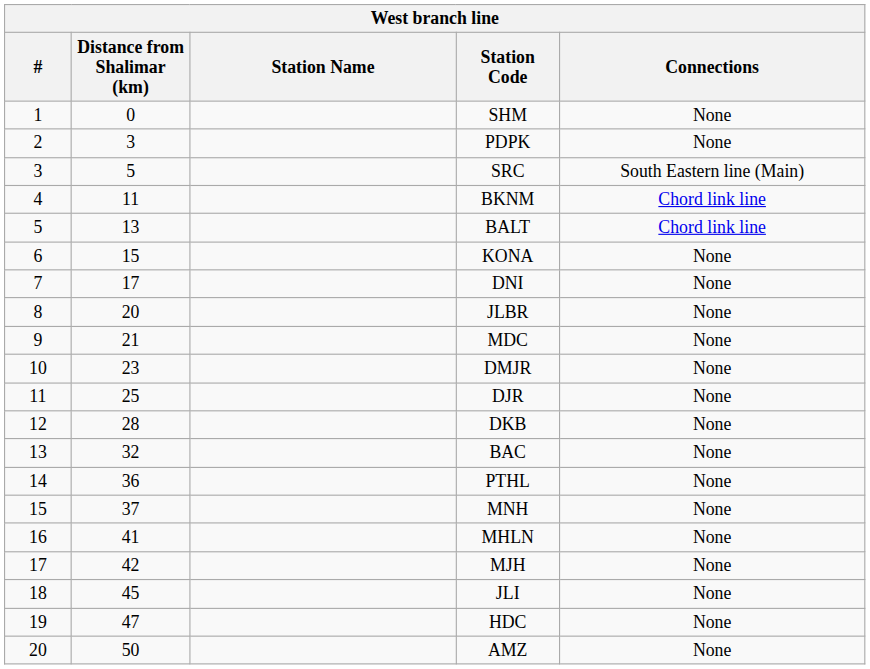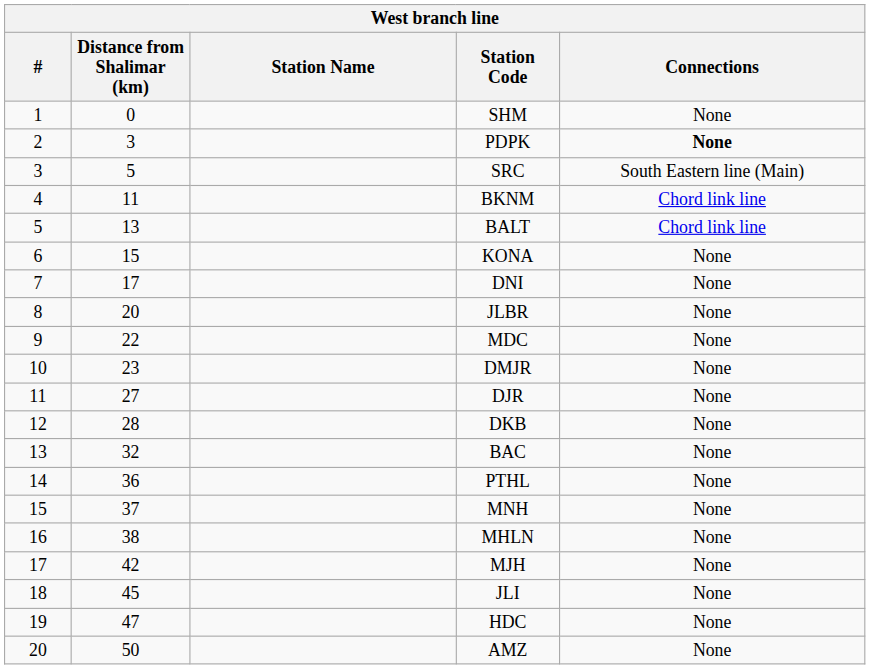(712, 143) normal -> (712, 143) bold
(131, 340) 21 -> (131, 340) 22
(131, 396) 25 -> (131, 396) 27
(131, 537) 41 -> (131, 537) 38
